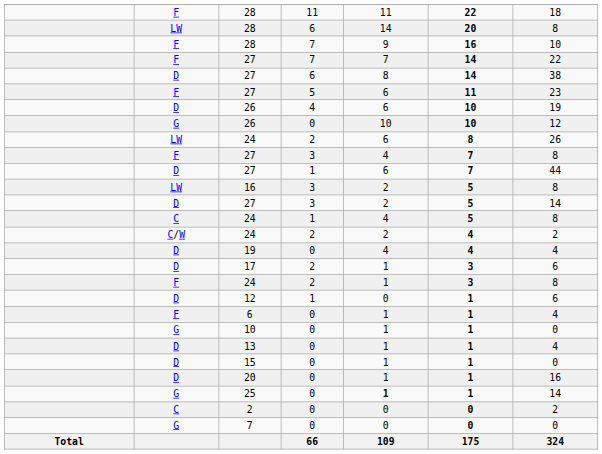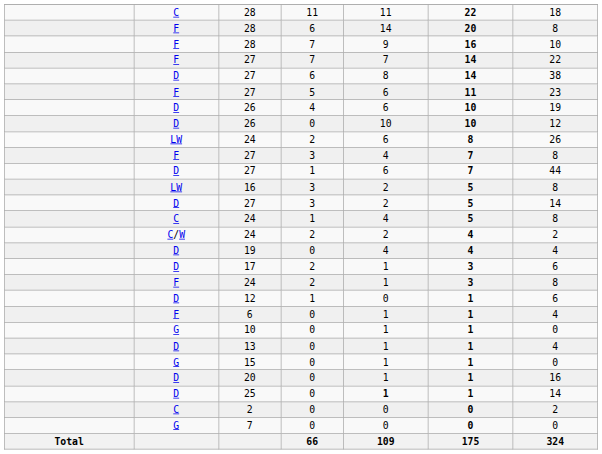(176, 12) F -> (176, 12) C
(176, 28) LW -> (176, 28) F
(176, 124) G -> (176, 124) D
(176, 362) D -> (176, 362) G
(176, 394) G -> (176, 394) D
